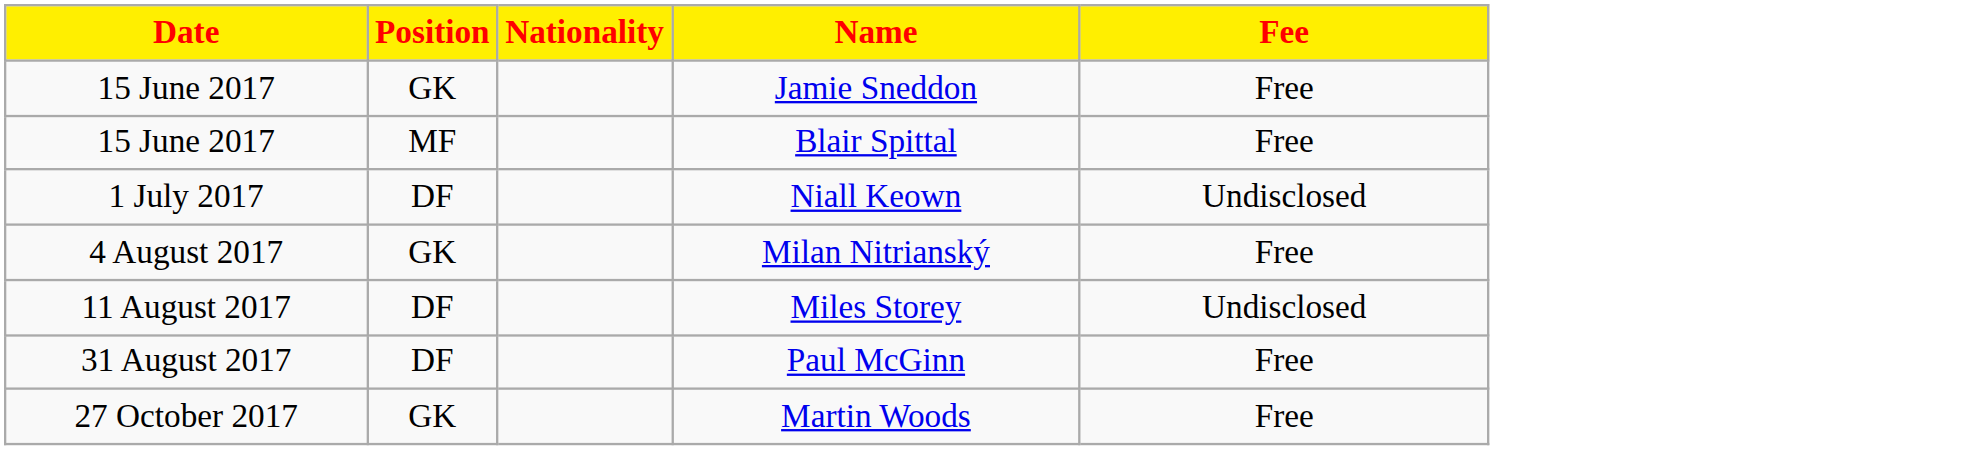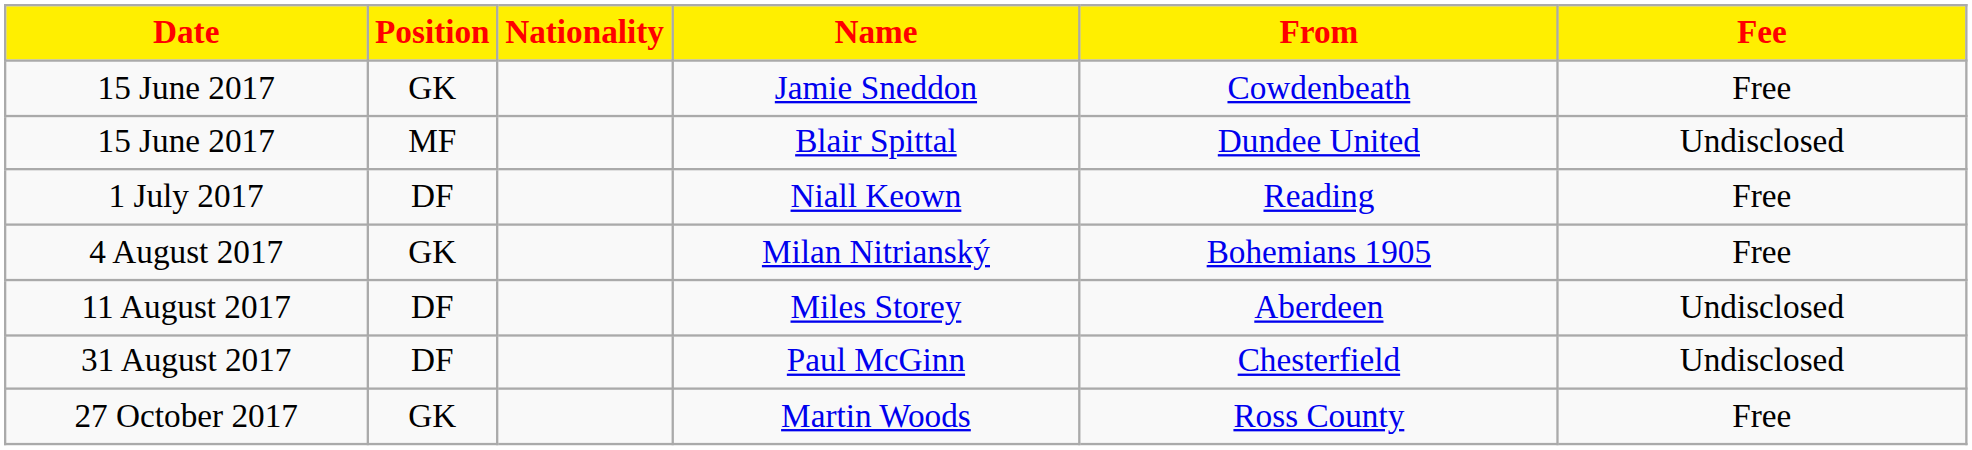+ column: (1319, 32)
(1284, 142) Free -> (1762, 142) Undisclosed
(1284, 196) Undisclosed -> (1762, 196) Free
(1284, 361) Free -> (1762, 361) Undisclosed
